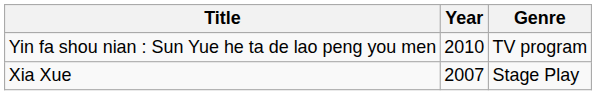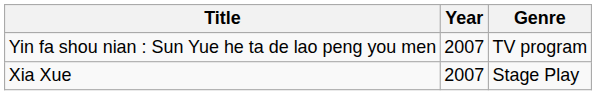(464, 47) 2010 -> (464, 47) 2007
